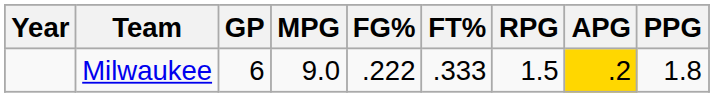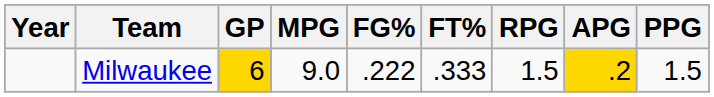(257, 70) no background -> (257, 70) gold background
(683, 70) 1.8 -> (683, 70) 1.5
